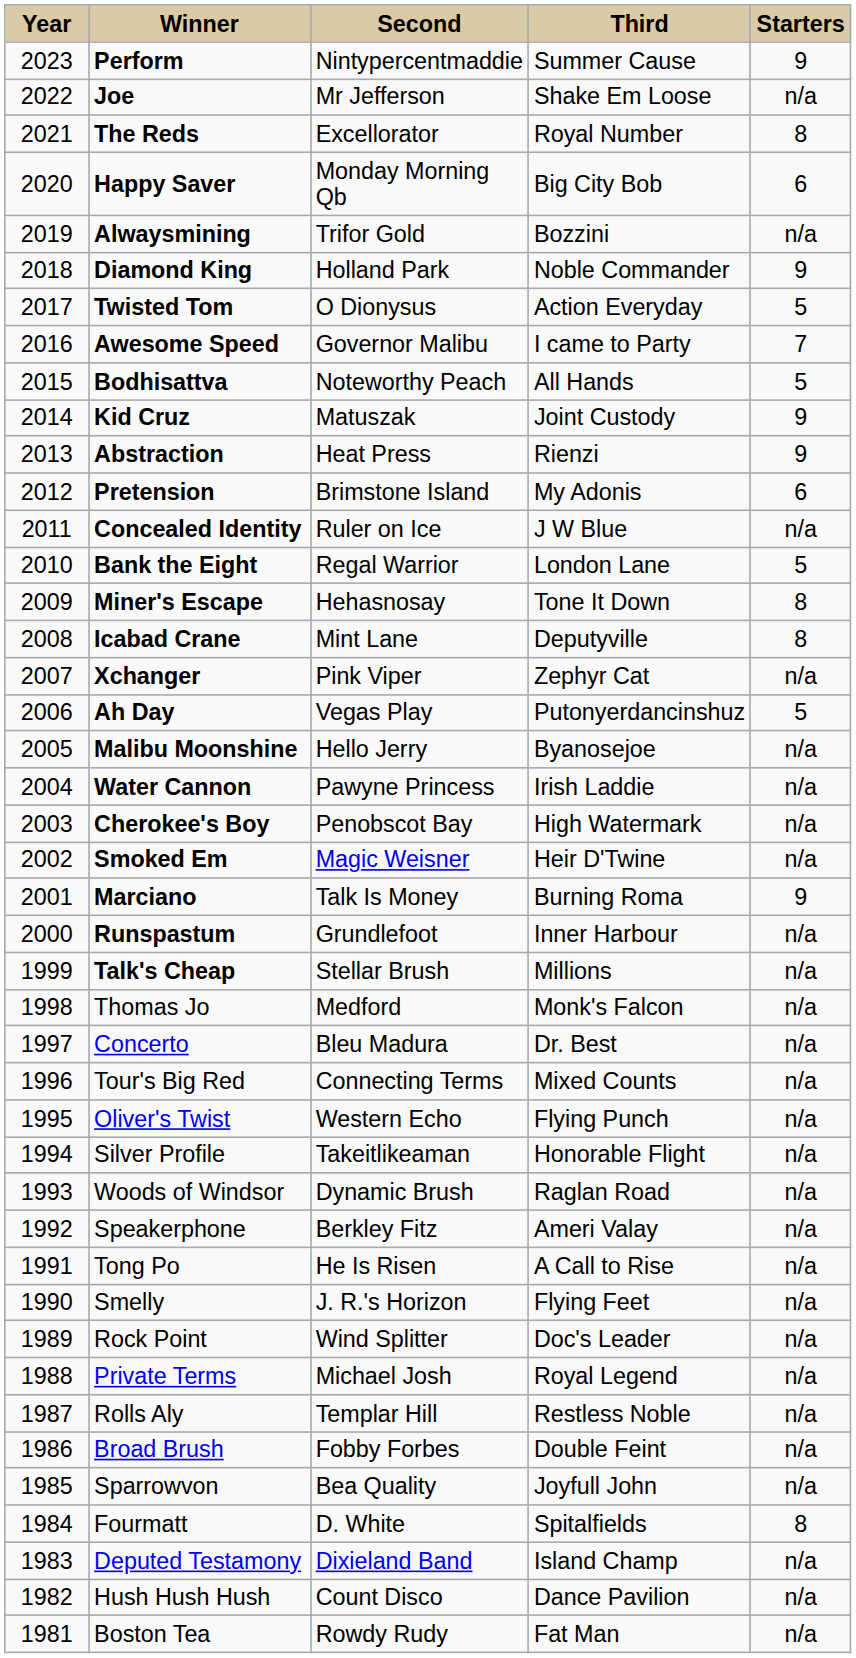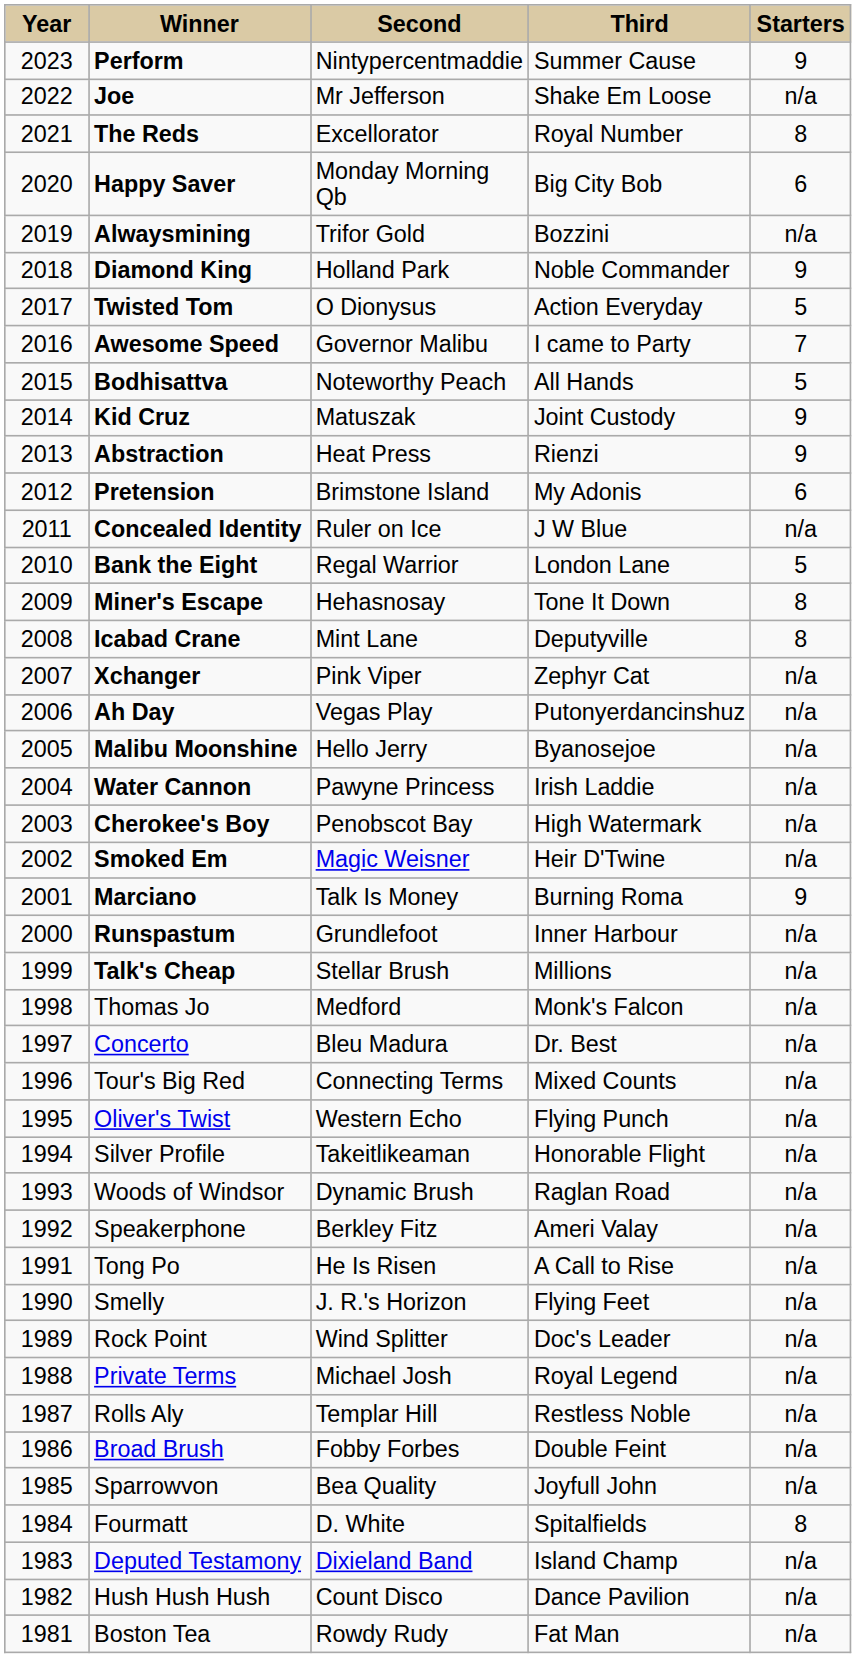(801, 713) 5 -> (801, 713) n/a
